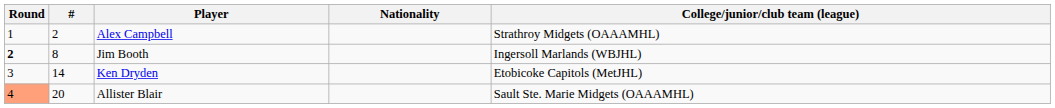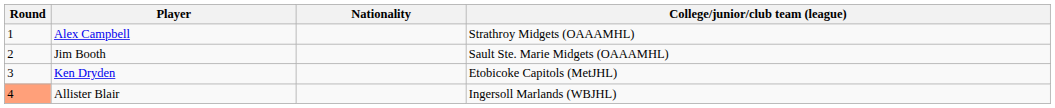- column: (71, 14)
(10, 53) bold -> (10, 53) normal
(568, 53) Ingersoll Marlands (WBJHL) -> (569, 53) Sault Ste. Marie Midgets (OAAAMHL)
(594, 93) Sault Ste. Marie Midgets (OAAAMHL) -> (543, 93) Ingersoll Marlands (WBJHL)
